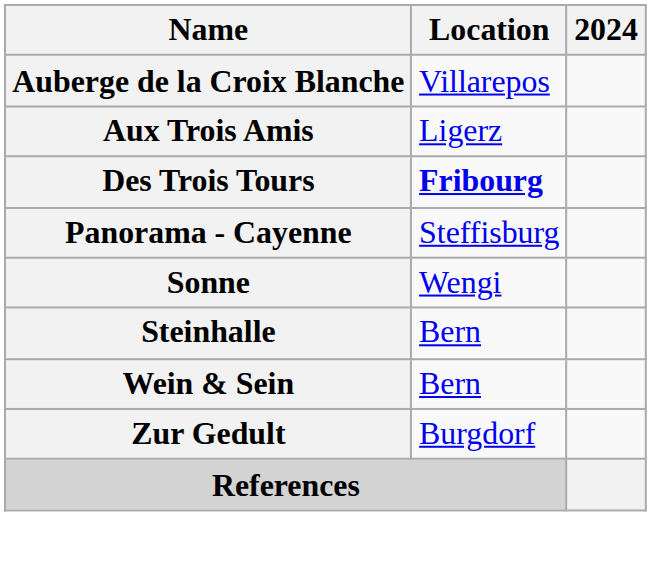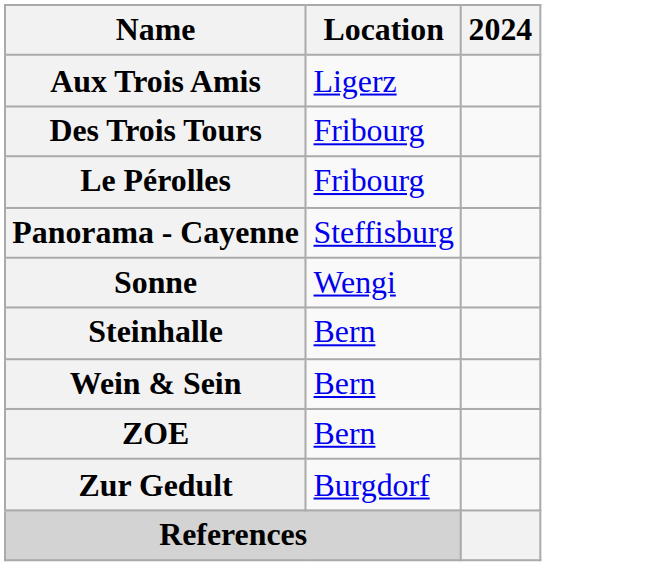- row: (208, 80)
(481, 181) bold -> (369, 130) normal
+ row: (156, 181)
+ row: (156, 433)
